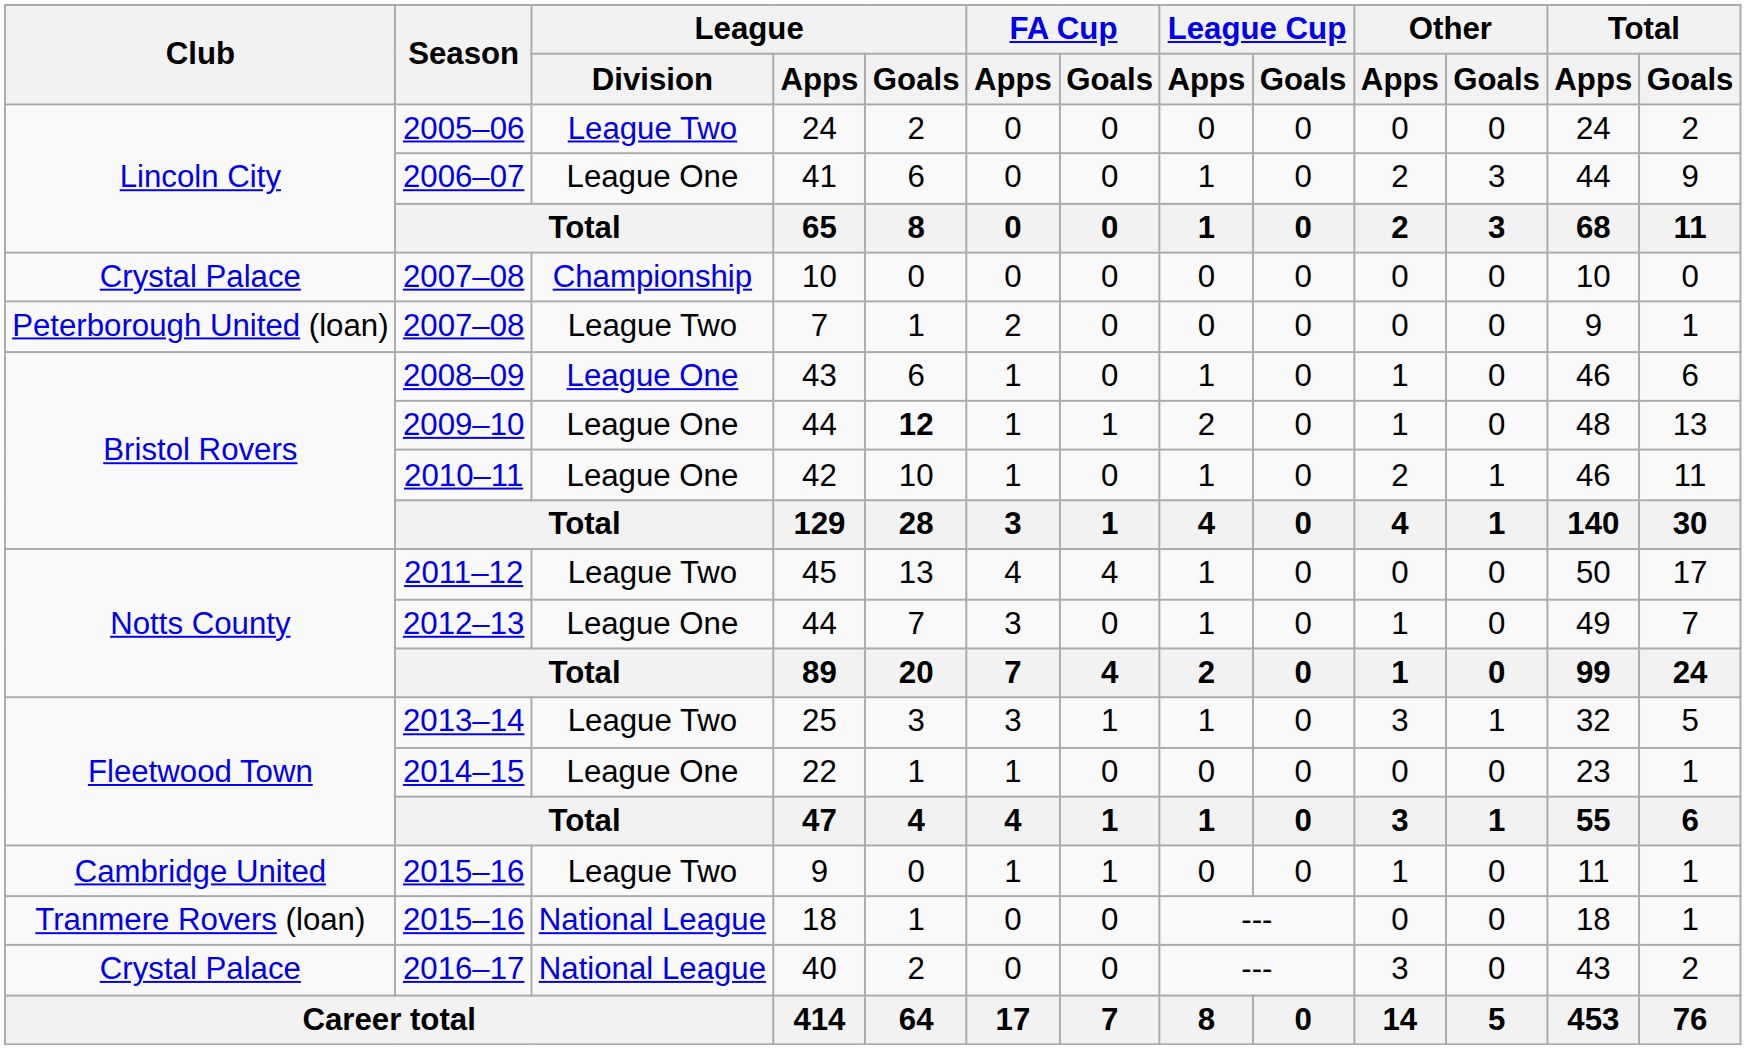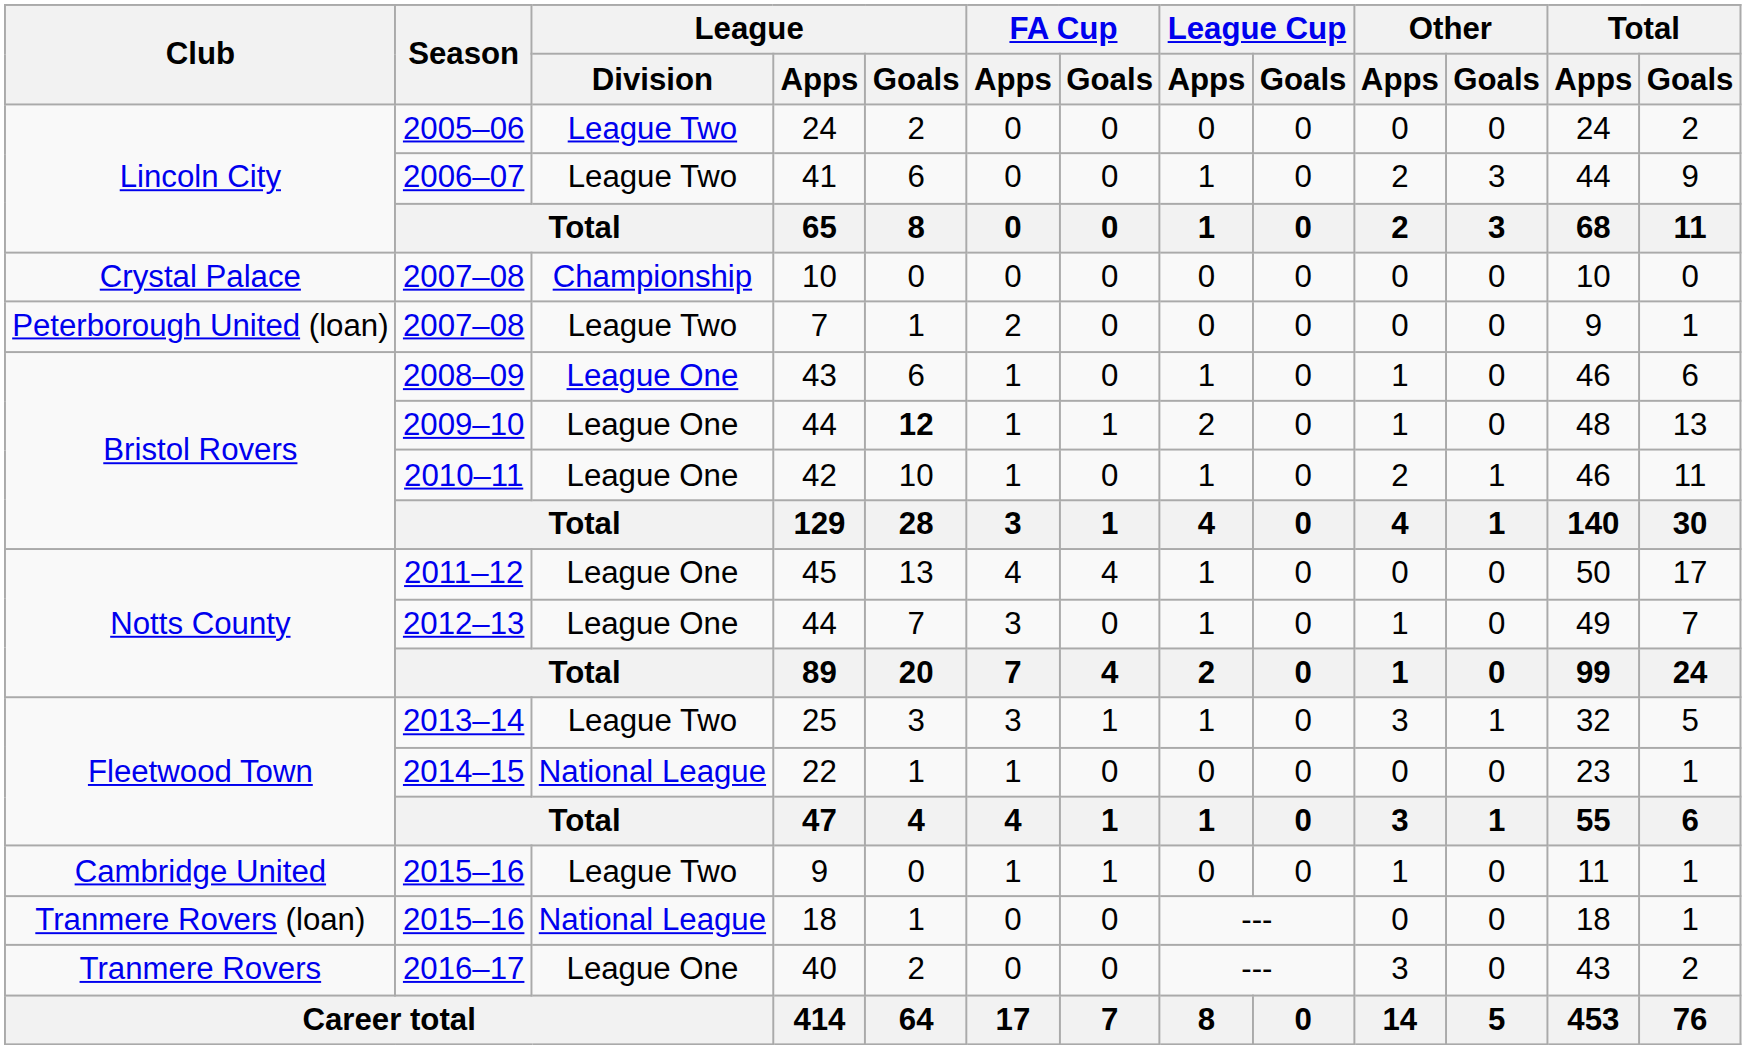(652, 177) League One -> (652, 177) League Two
(652, 573) League Two -> (652, 573) League One
(652, 771) League One -> (652, 771) National League
(200, 969) Crystal Palace -> (200, 969) Tranmere Rovers
(652, 969) National League -> (652, 969) League One
